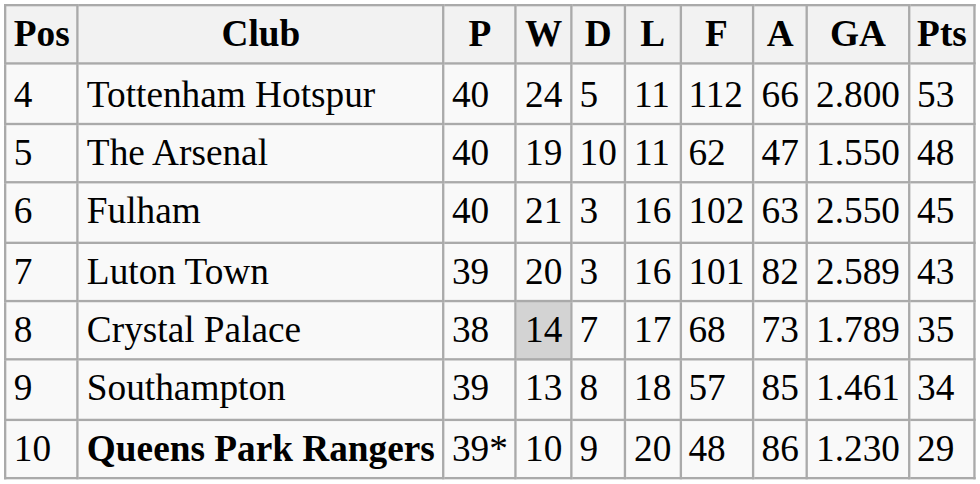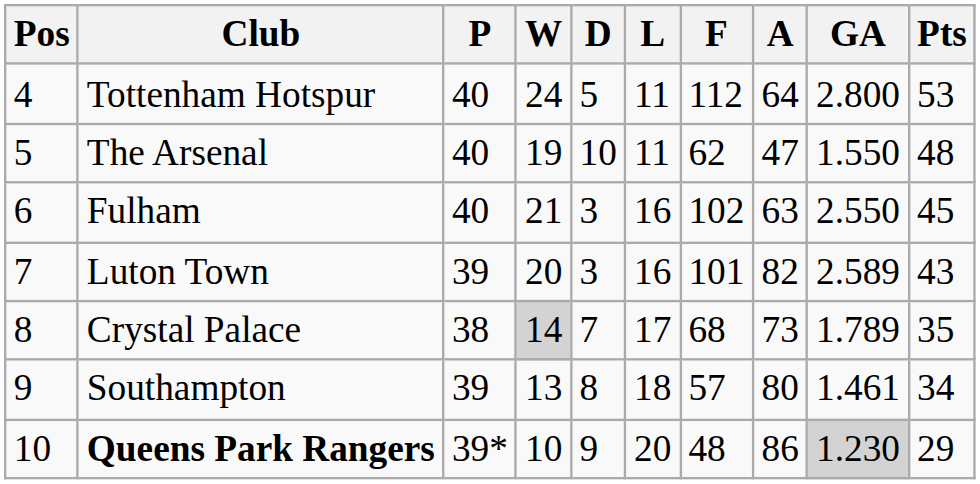(780, 93) 66 -> (780, 93) 64
(780, 388) 85 -> (780, 388) 80
(858, 447) no background -> (858, 447) lightgrey background
